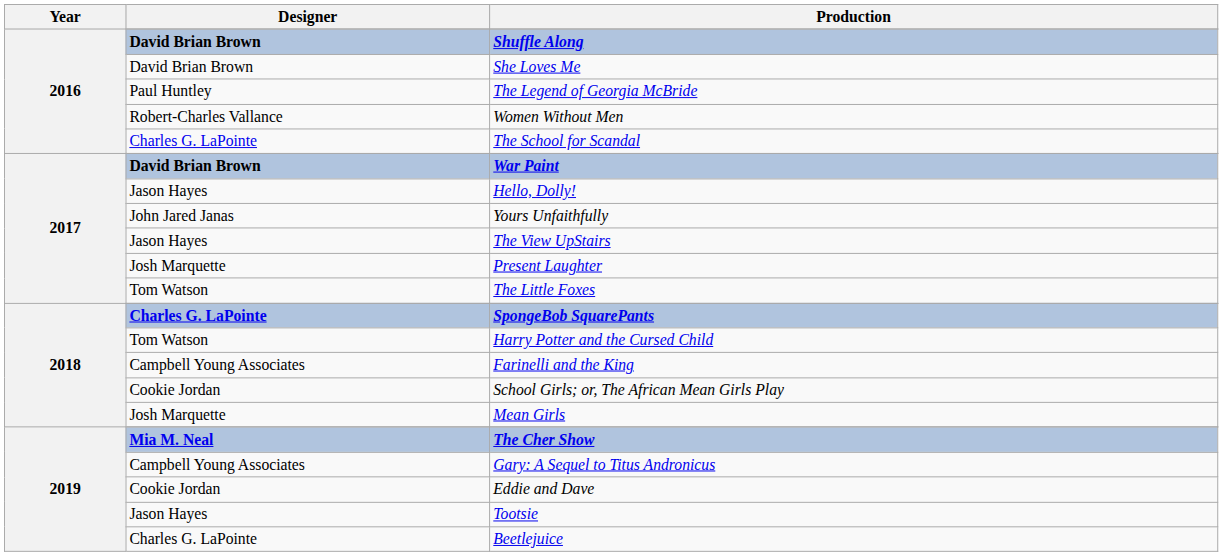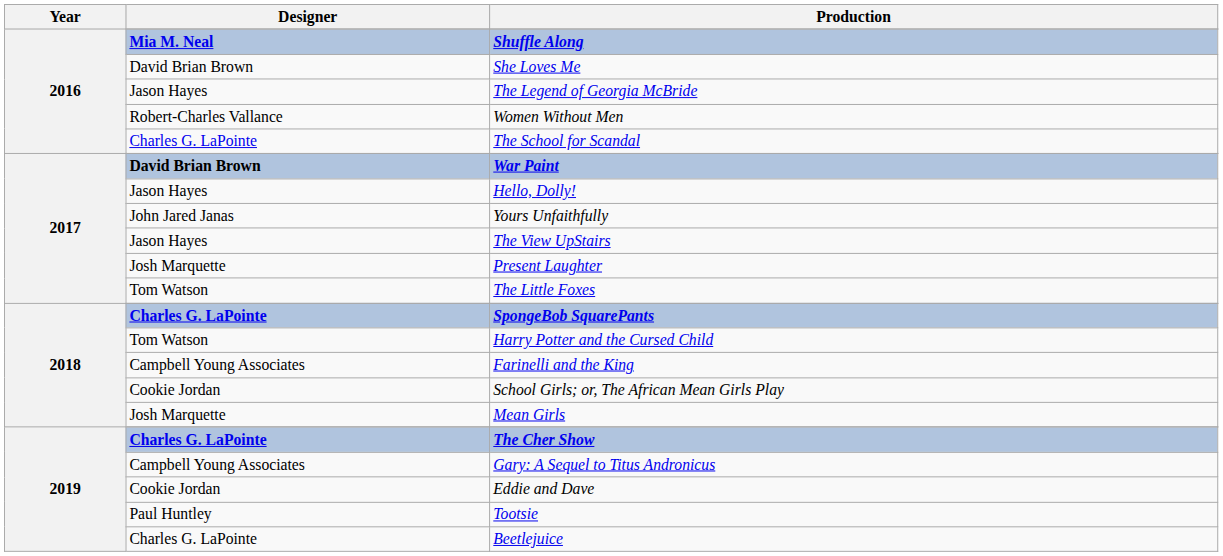(195, 41) David Brian Brown -> (171, 41) Mia M. Neal
(171, 91) Paul Huntley -> (168, 91) Jason Hayes
(171, 439) Mia M. Neal -> (198, 439) Charles G. LaPointe
(168, 514) Jason Hayes -> (171, 514) Paul Huntley
